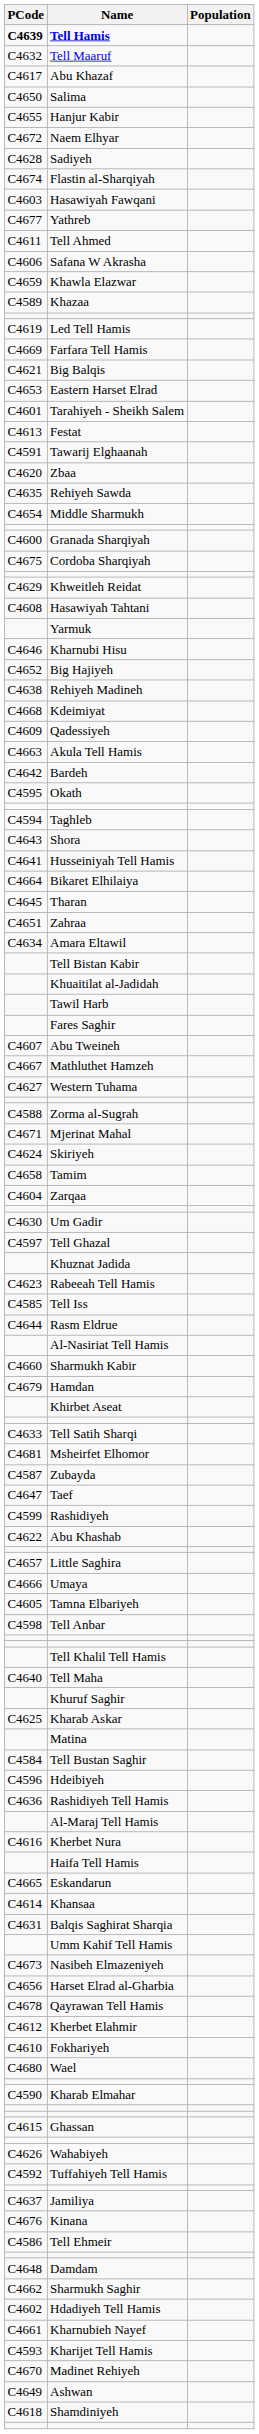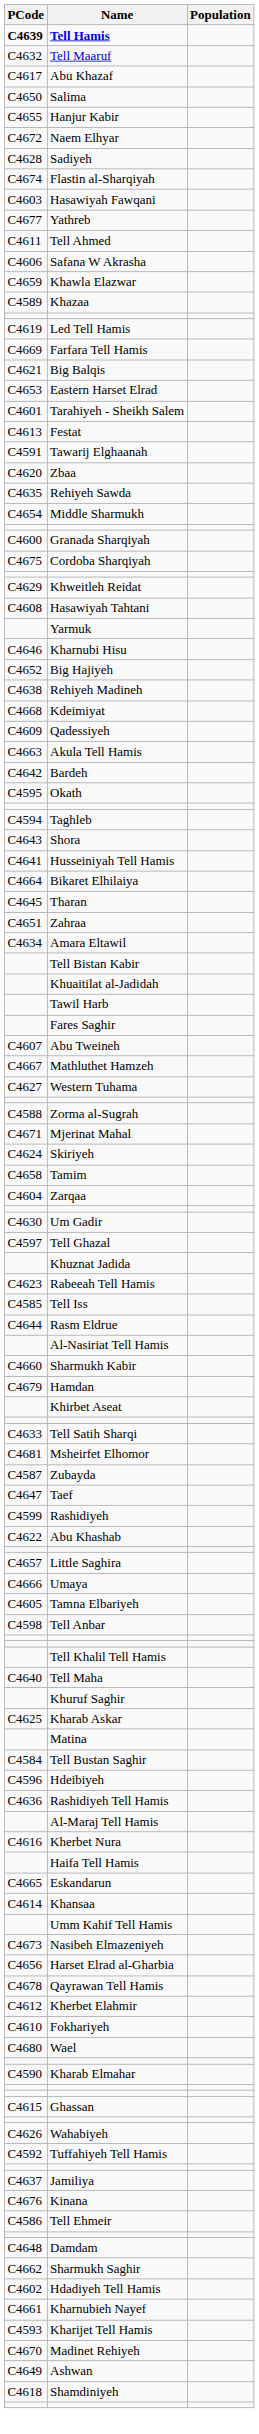- row: (25, 1924)
